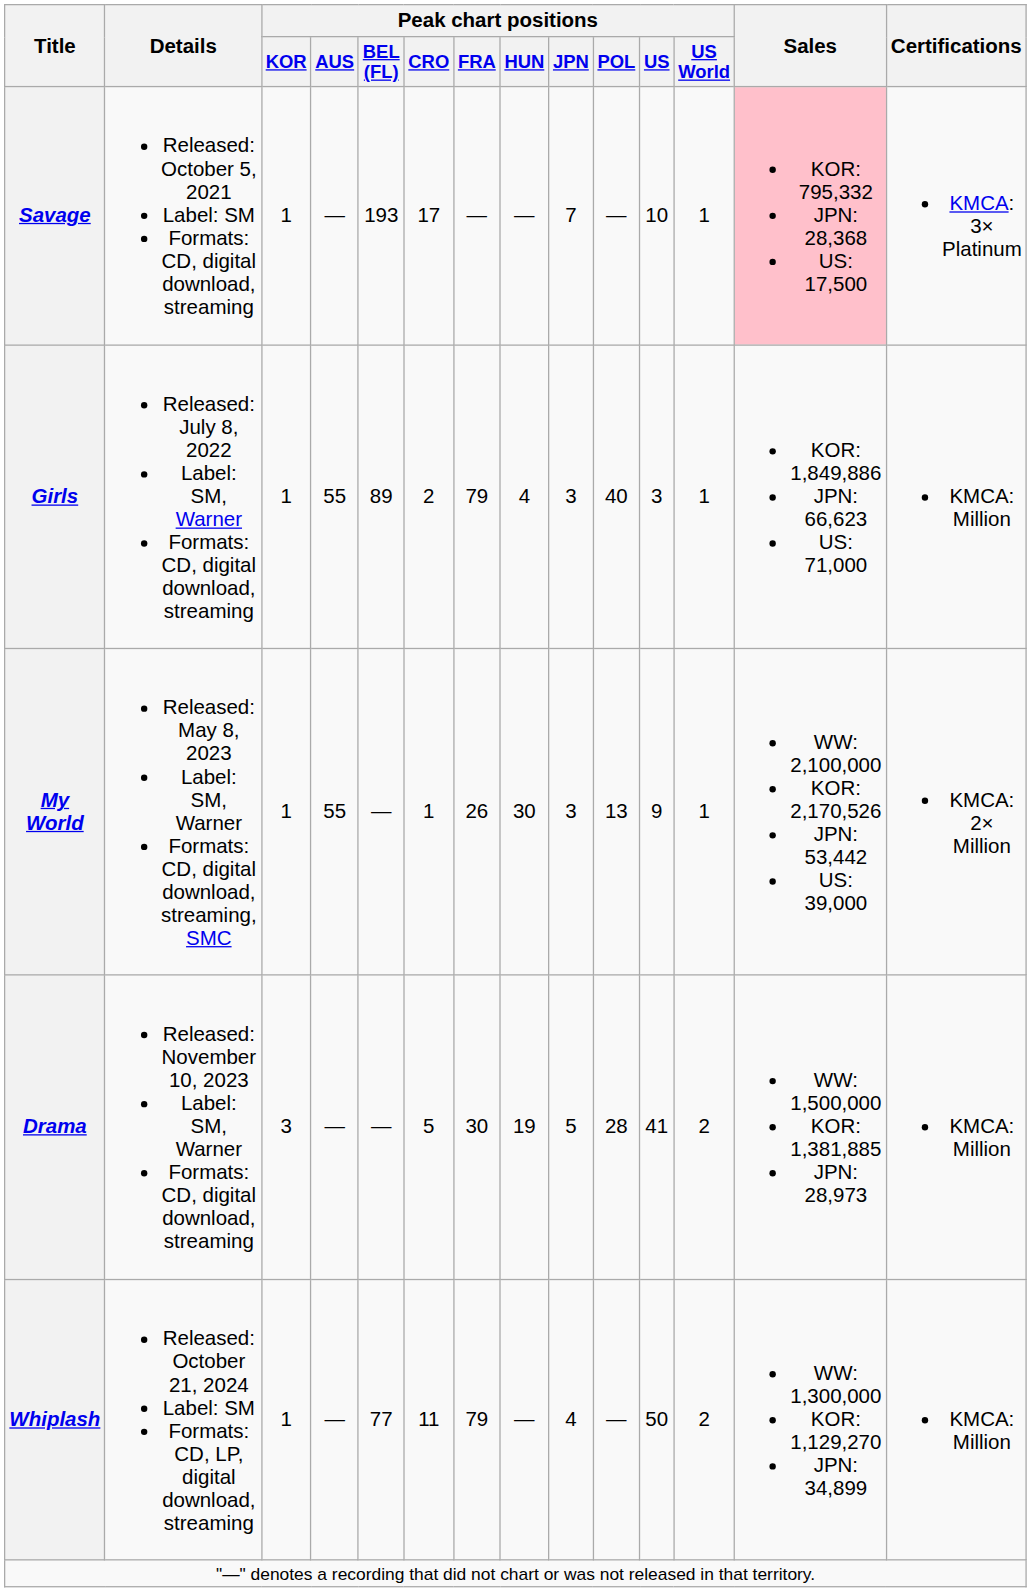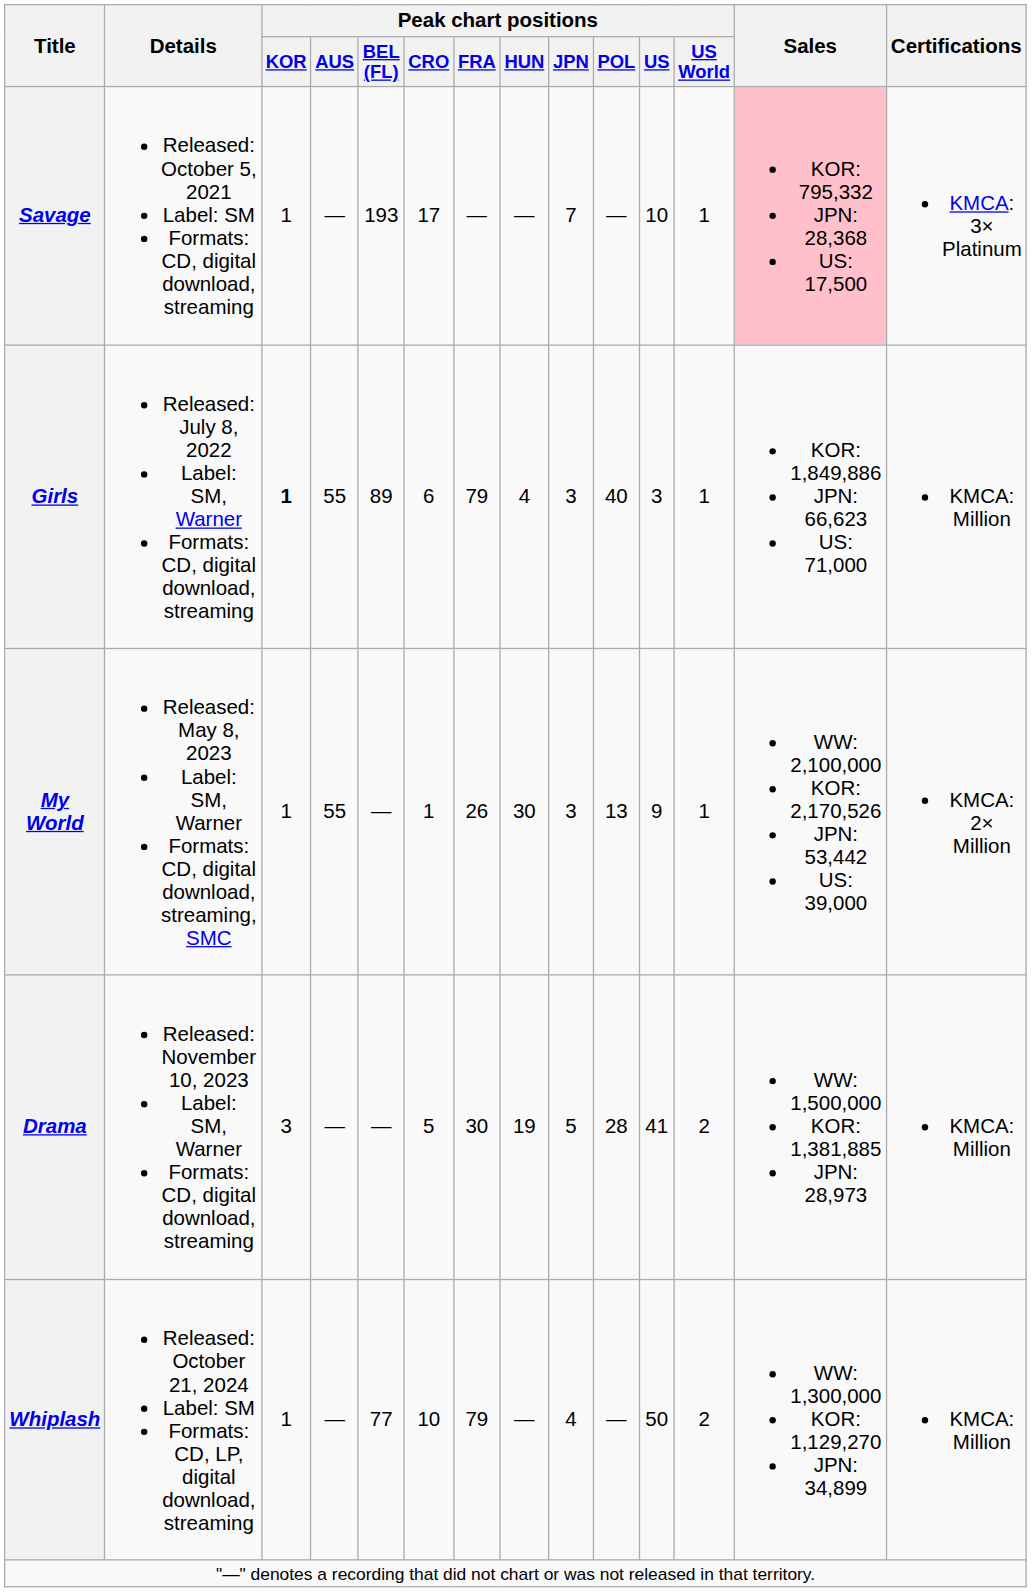(286, 496) normal -> (286, 496) bold
(429, 496) 2 -> (429, 496) 6
(429, 1419) 11 -> (429, 1419) 10
